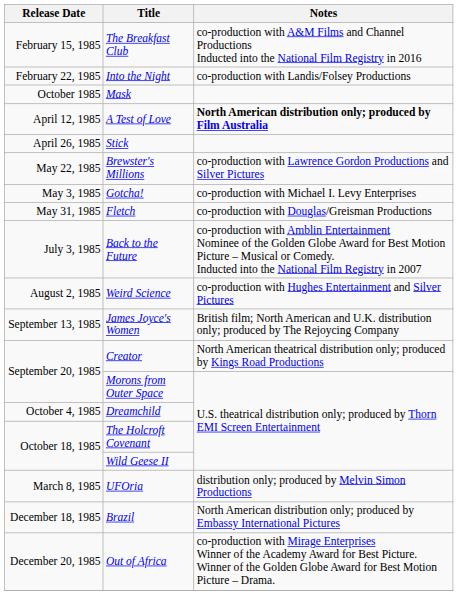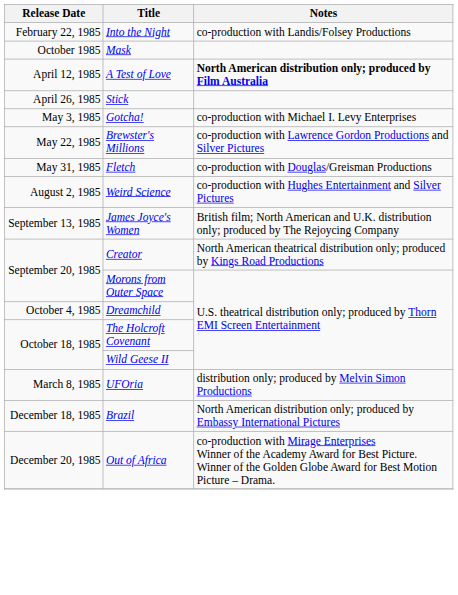- row: (138, 44)
rows swapped: (125, 193) <-> (130, 168)
- row: (132, 249)
